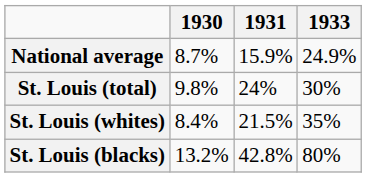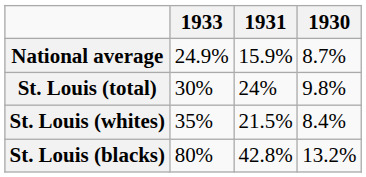columns swapped: (202, 22) <-> (329, 22)
